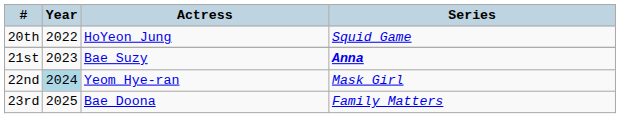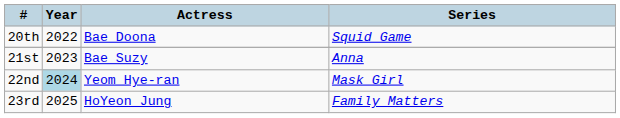(128, 37) HoYeon Jung -> (120, 37) Bae Doona
(348, 59) bold -> (348, 59) normal
(120, 102) Bae Doona -> (128, 102) HoYeon Jung
